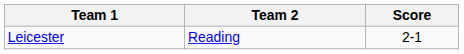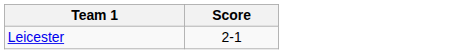- column: (275, 15)
